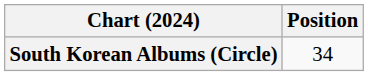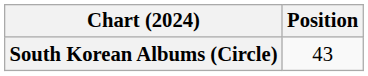(323, 53) 34 -> (323, 53) 43
